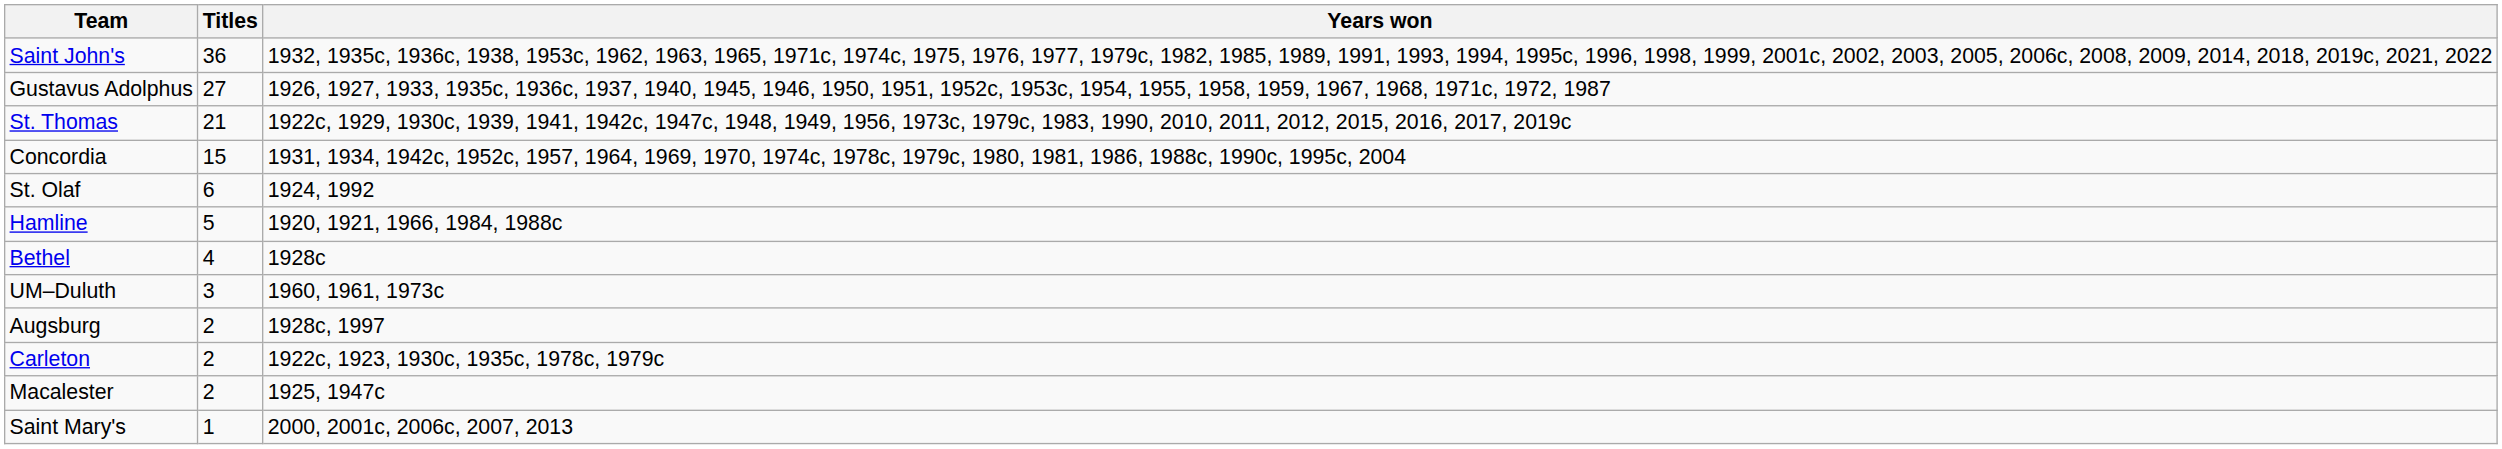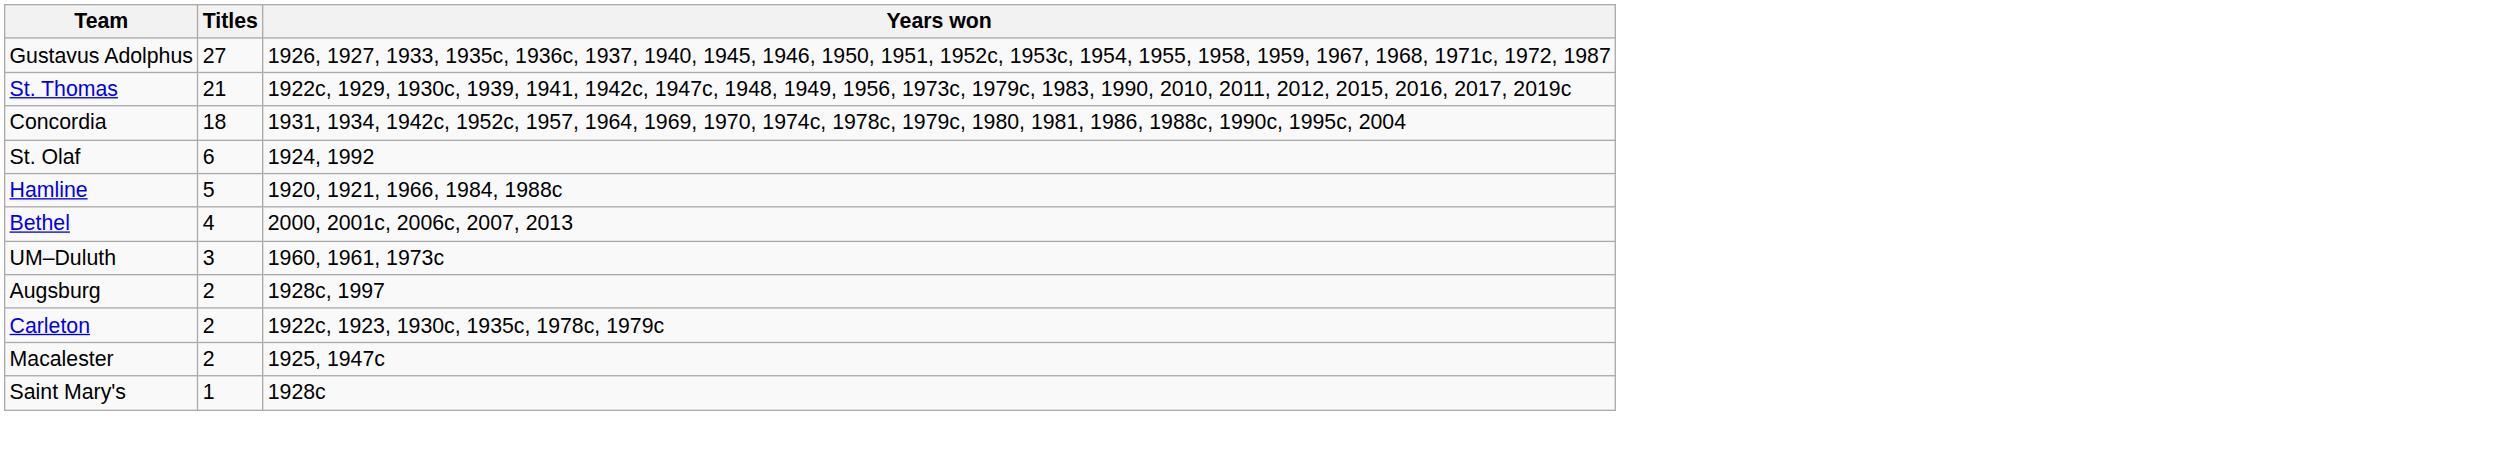- row: (67, 55)
(215, 156) 15 -> (215, 122) 18
(297, 257) 1928c -> (420, 223) 2000, 2001c, 2006c, 2007, 2013
(420, 426) 2000, 2001c, 2006c, 2007, 2013 -> (297, 392) 1928c
